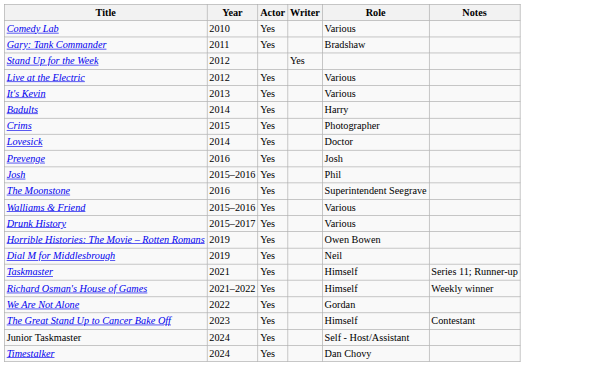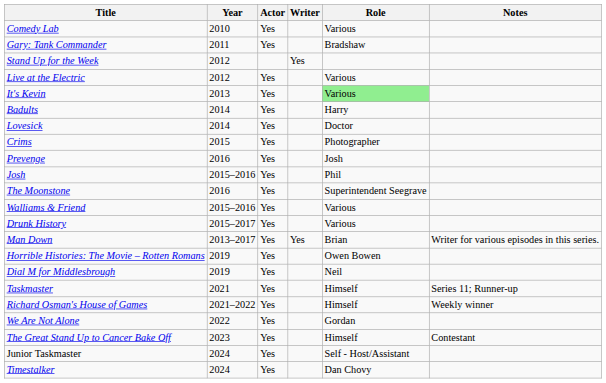(340, 93) no background -> (340, 93) lightgreen background
rows swapped: (25, 142) <-> (19, 126)
+ row: (30, 239)
